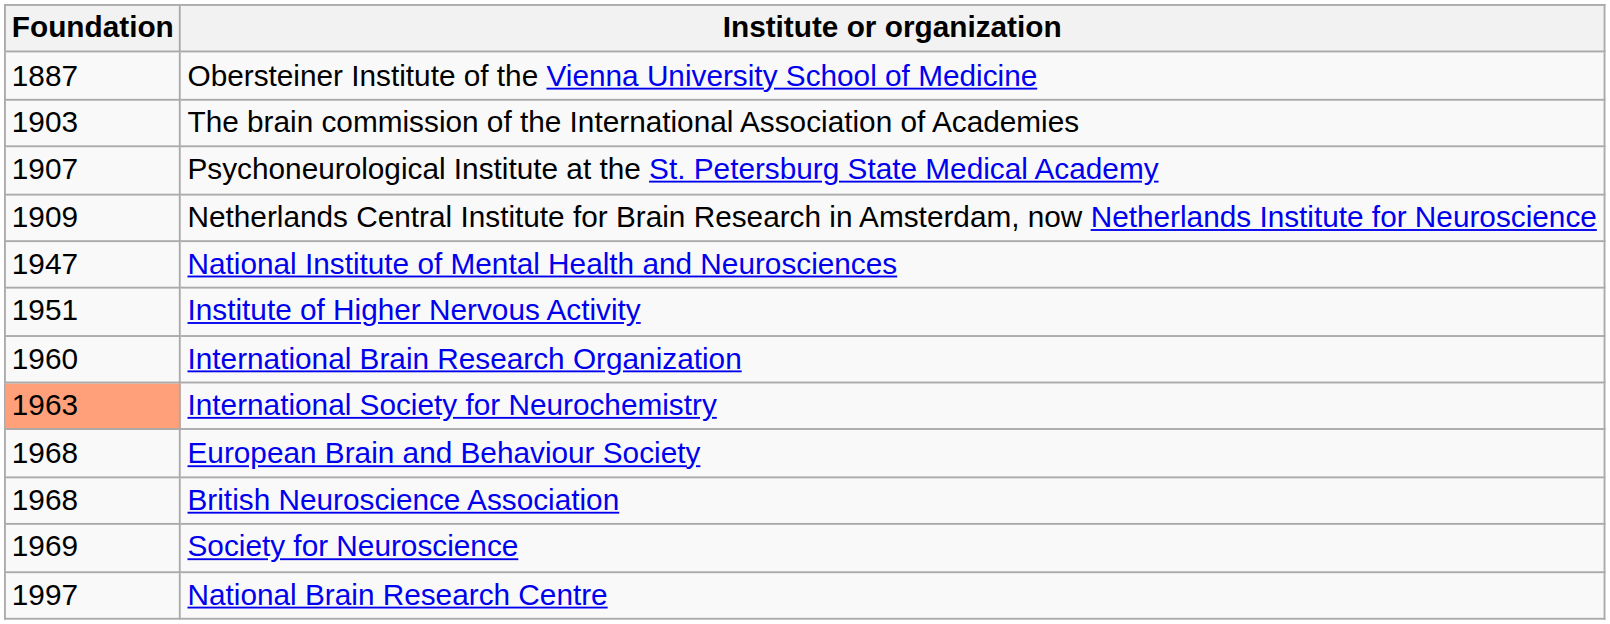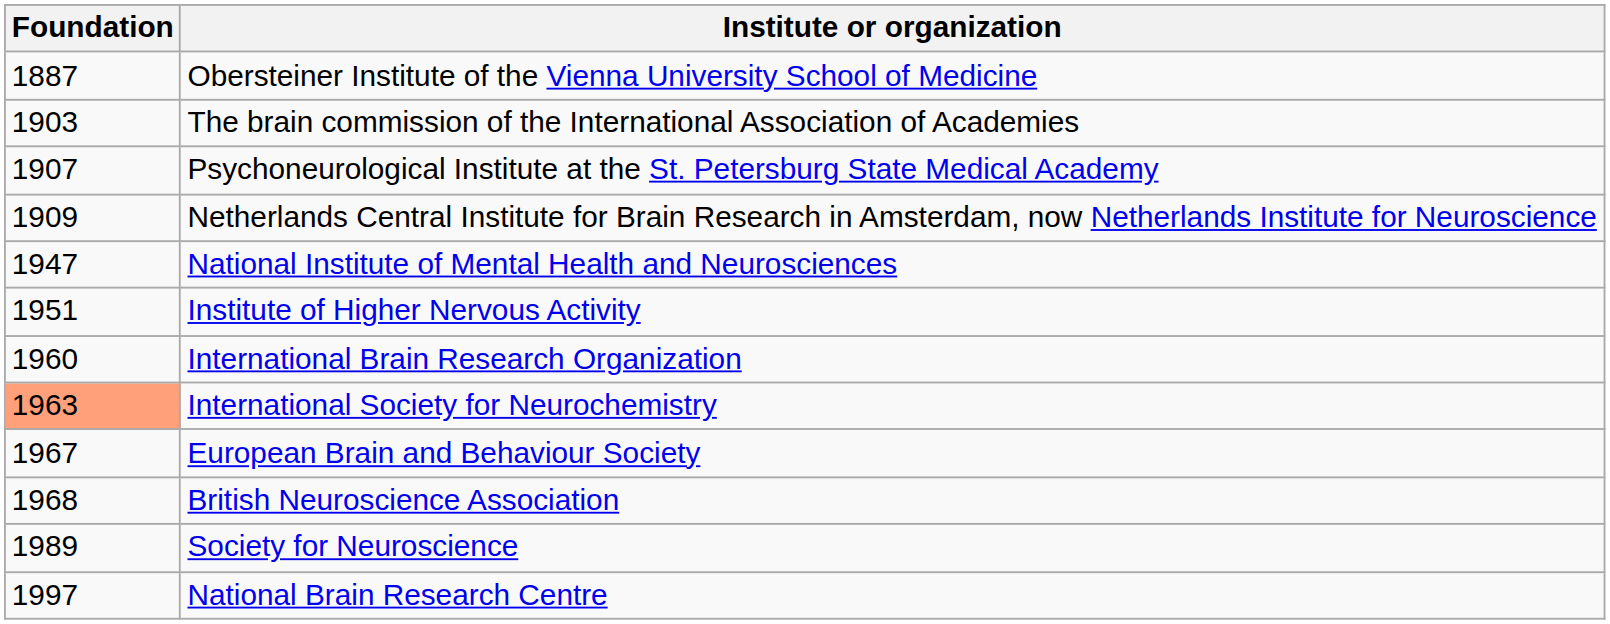(45, 452) 1968 -> (45, 452) 1967
(45, 547) 1969 -> (45, 547) 1989
